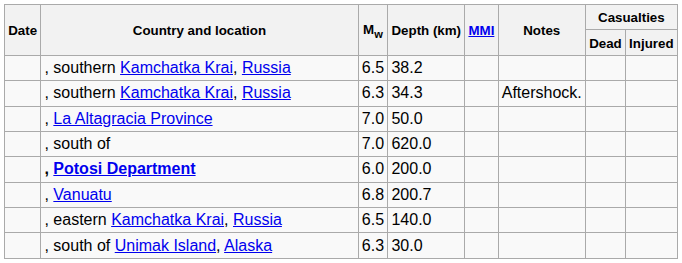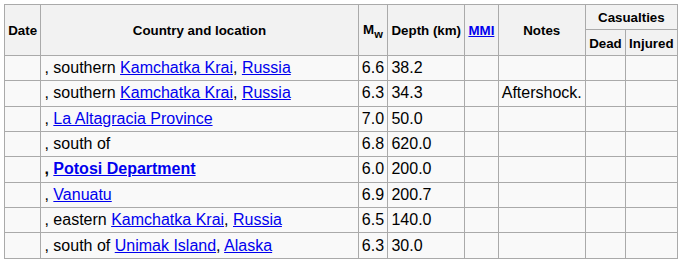(373, 67) 6.5 -> (373, 67) 6.6
(373, 144) 7.0 -> (373, 144) 6.8
(373, 194) 6.8 -> (373, 194) 6.9
